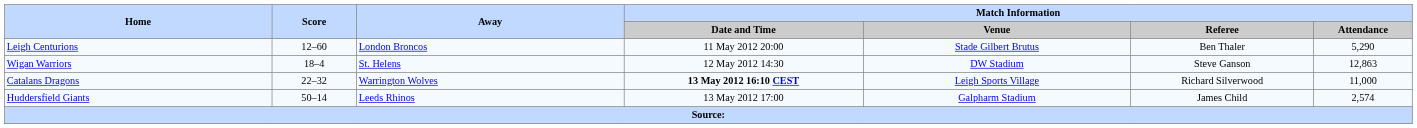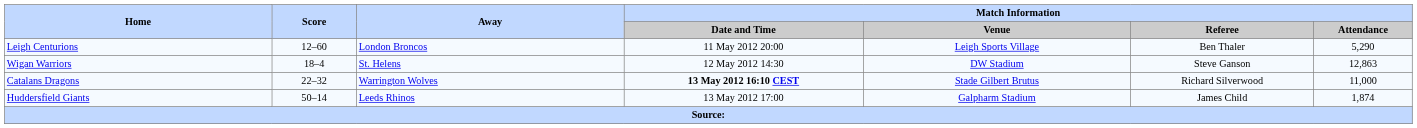(997, 47) Stade Gilbert Brutus -> (997, 47) Leigh Sports Village
(997, 81) Leigh Sports Village -> (997, 81) Stade Gilbert Brutus
(1363, 98) 2,574 -> (1363, 98) 1,874
